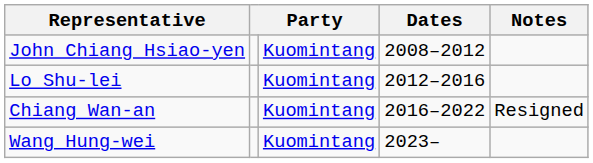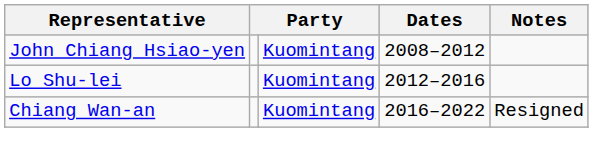- row: (82, 142)
